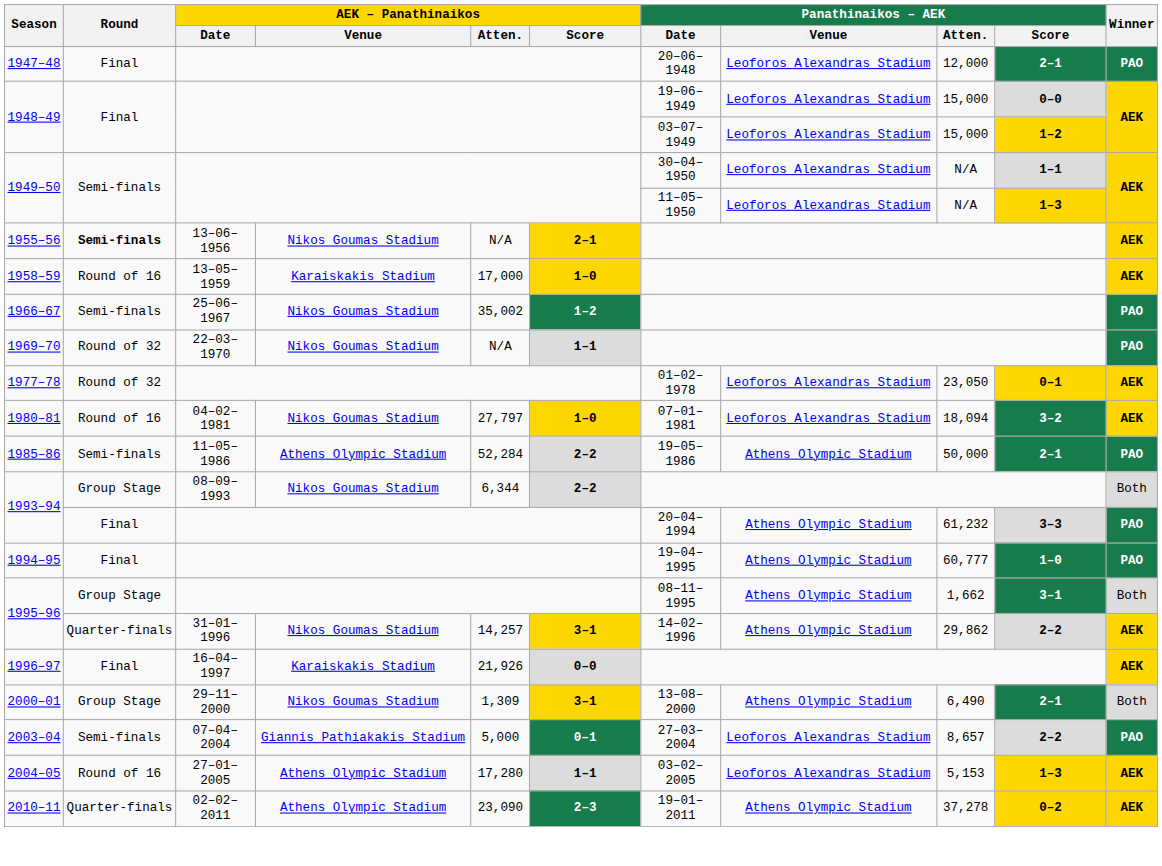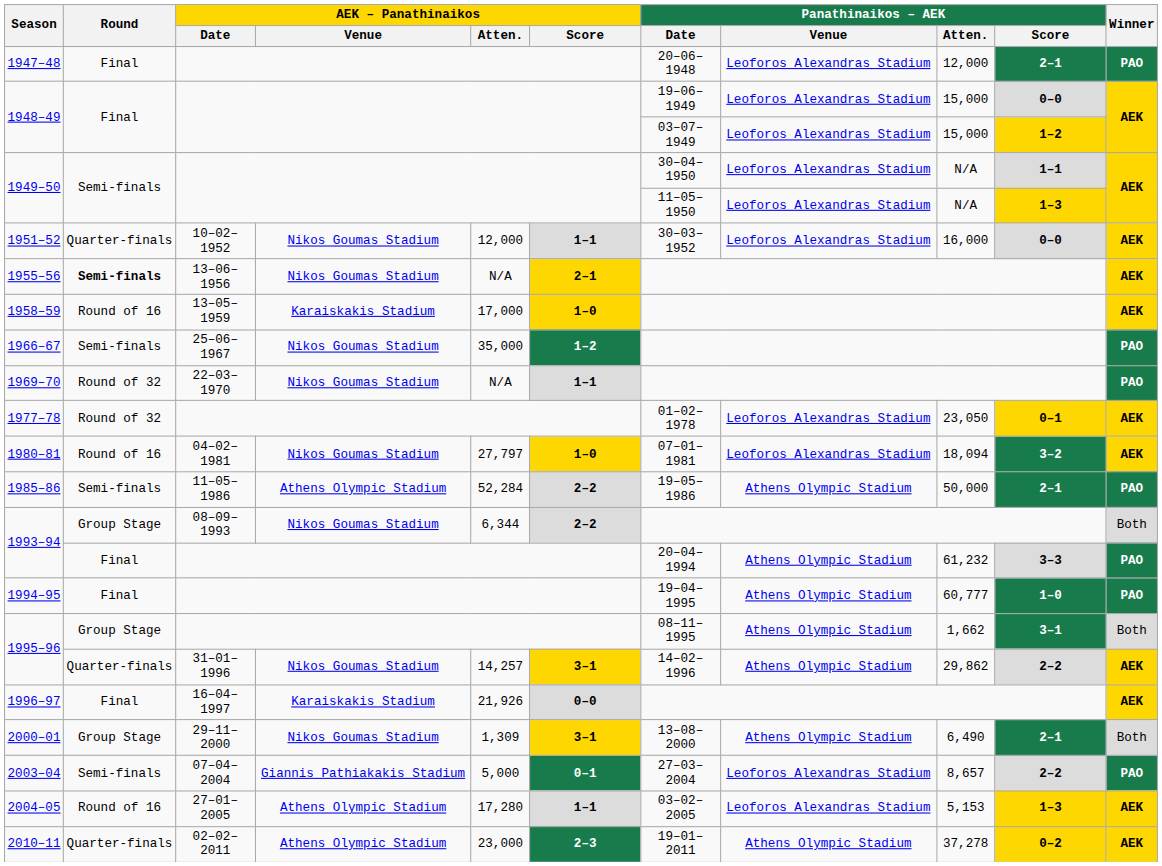+ row: (34, 241)
(500, 312) 35,002 -> (500, 348) 35,000
(500, 809) 23,090 -> (500, 844) 23,000
